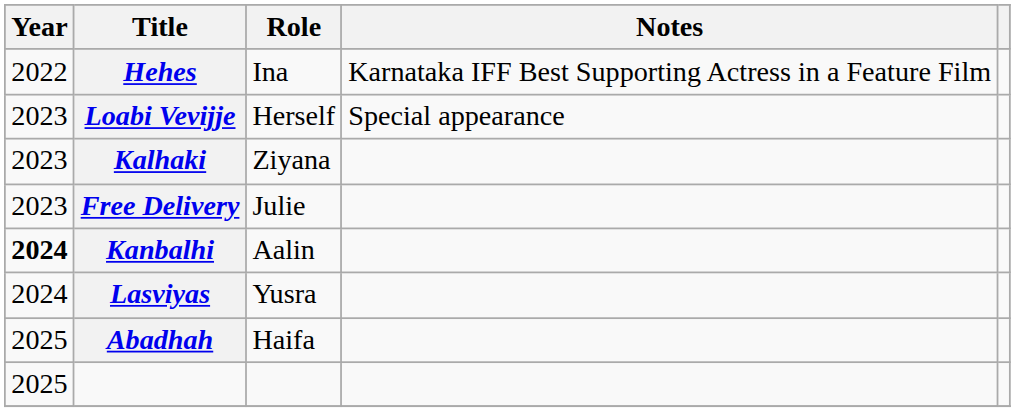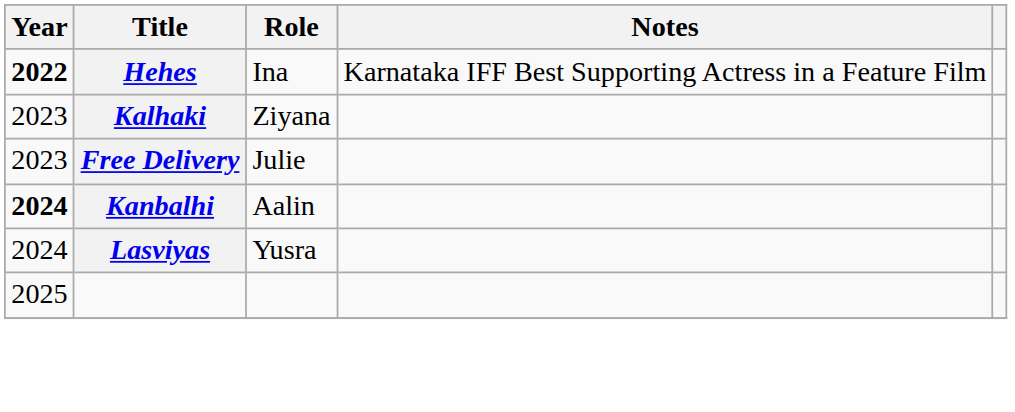(40, 71) normal -> (40, 71) bold
- row: (160, 116)
- row: (160, 339)
